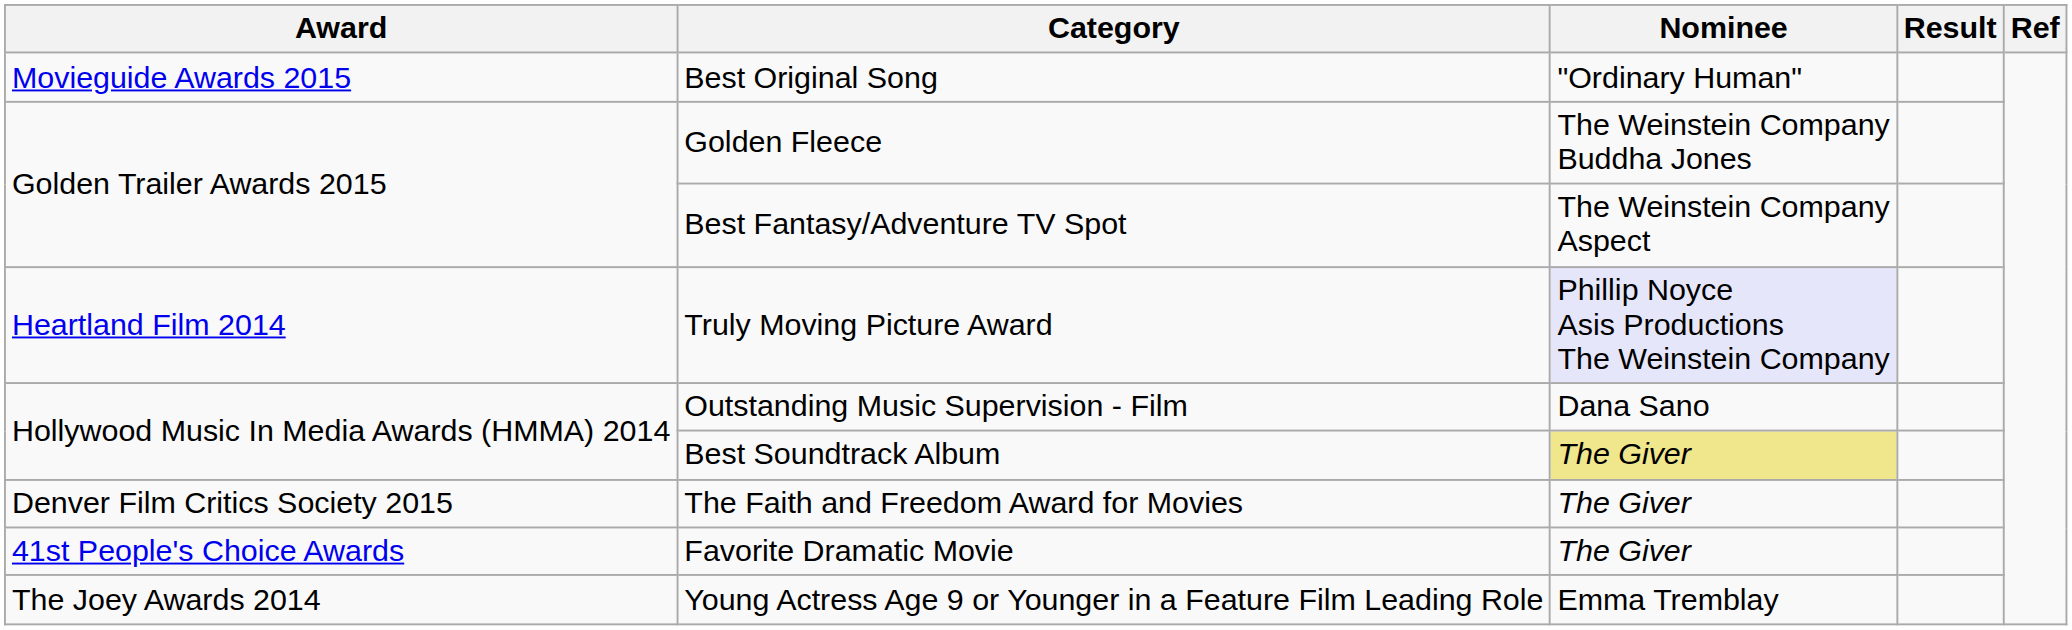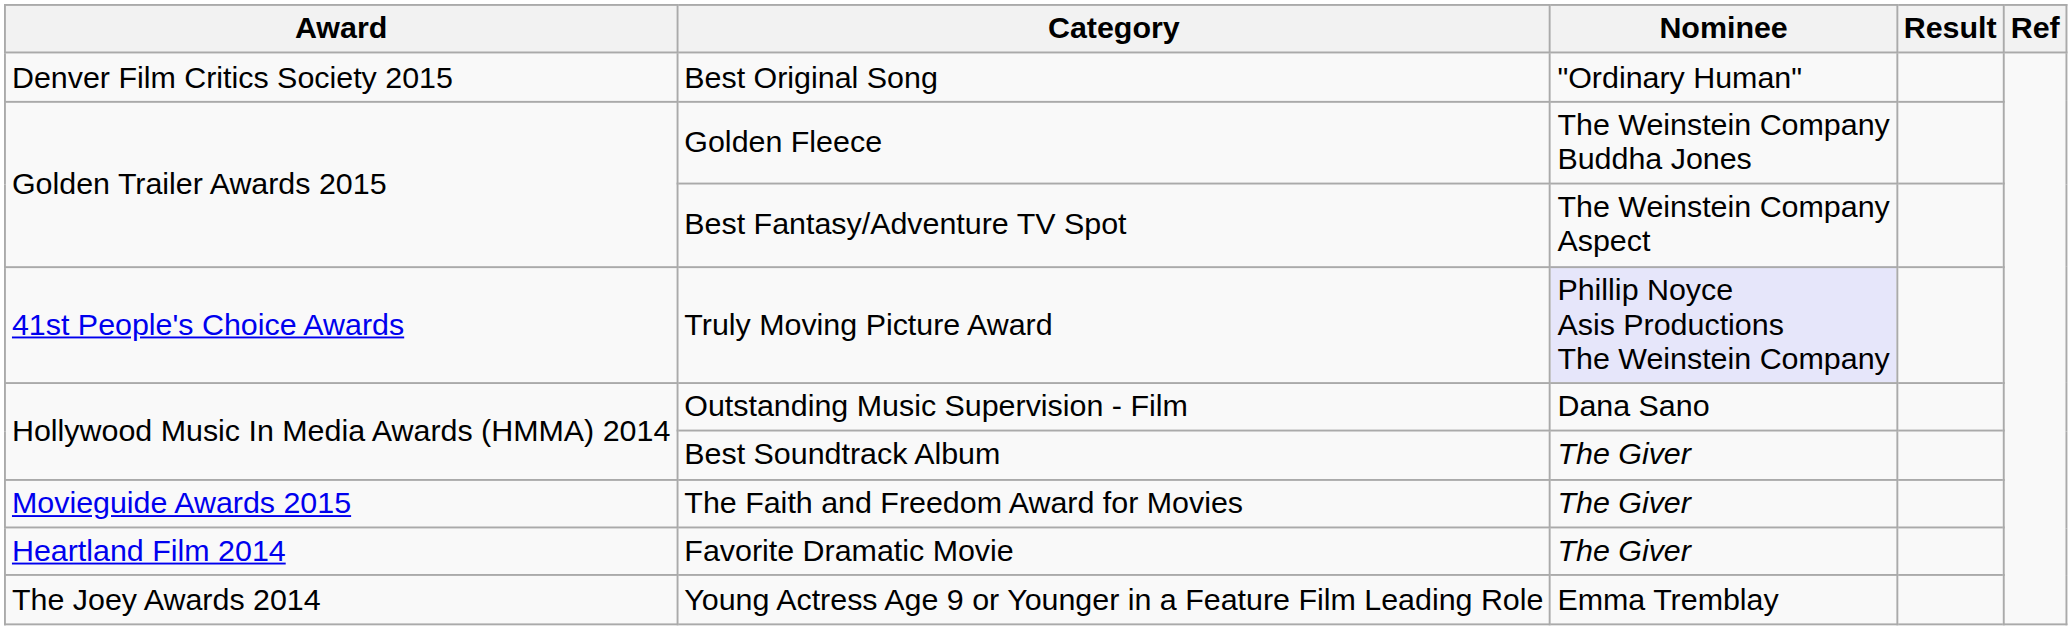(182, 76) Movieguide Awards 2015 -> (232, 76) Denver Film Critics Society 2015
(149, 324) Heartland Film 2014 -> (208, 324) 41st People's Choice Awards
(1624, 454) khaki background -> (1624, 454) no background
(232, 502) Denver Film Critics Society 2015 -> (182, 502) Movieguide Awards 2015
(208, 551) 41st People's Choice Awards -> (149, 551) Heartland Film 2014
